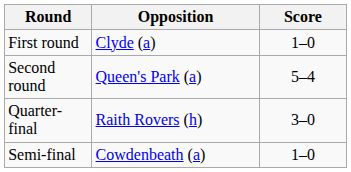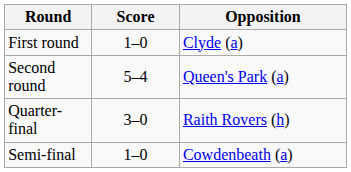columns swapped: (176, 17) <-> (303, 17)
